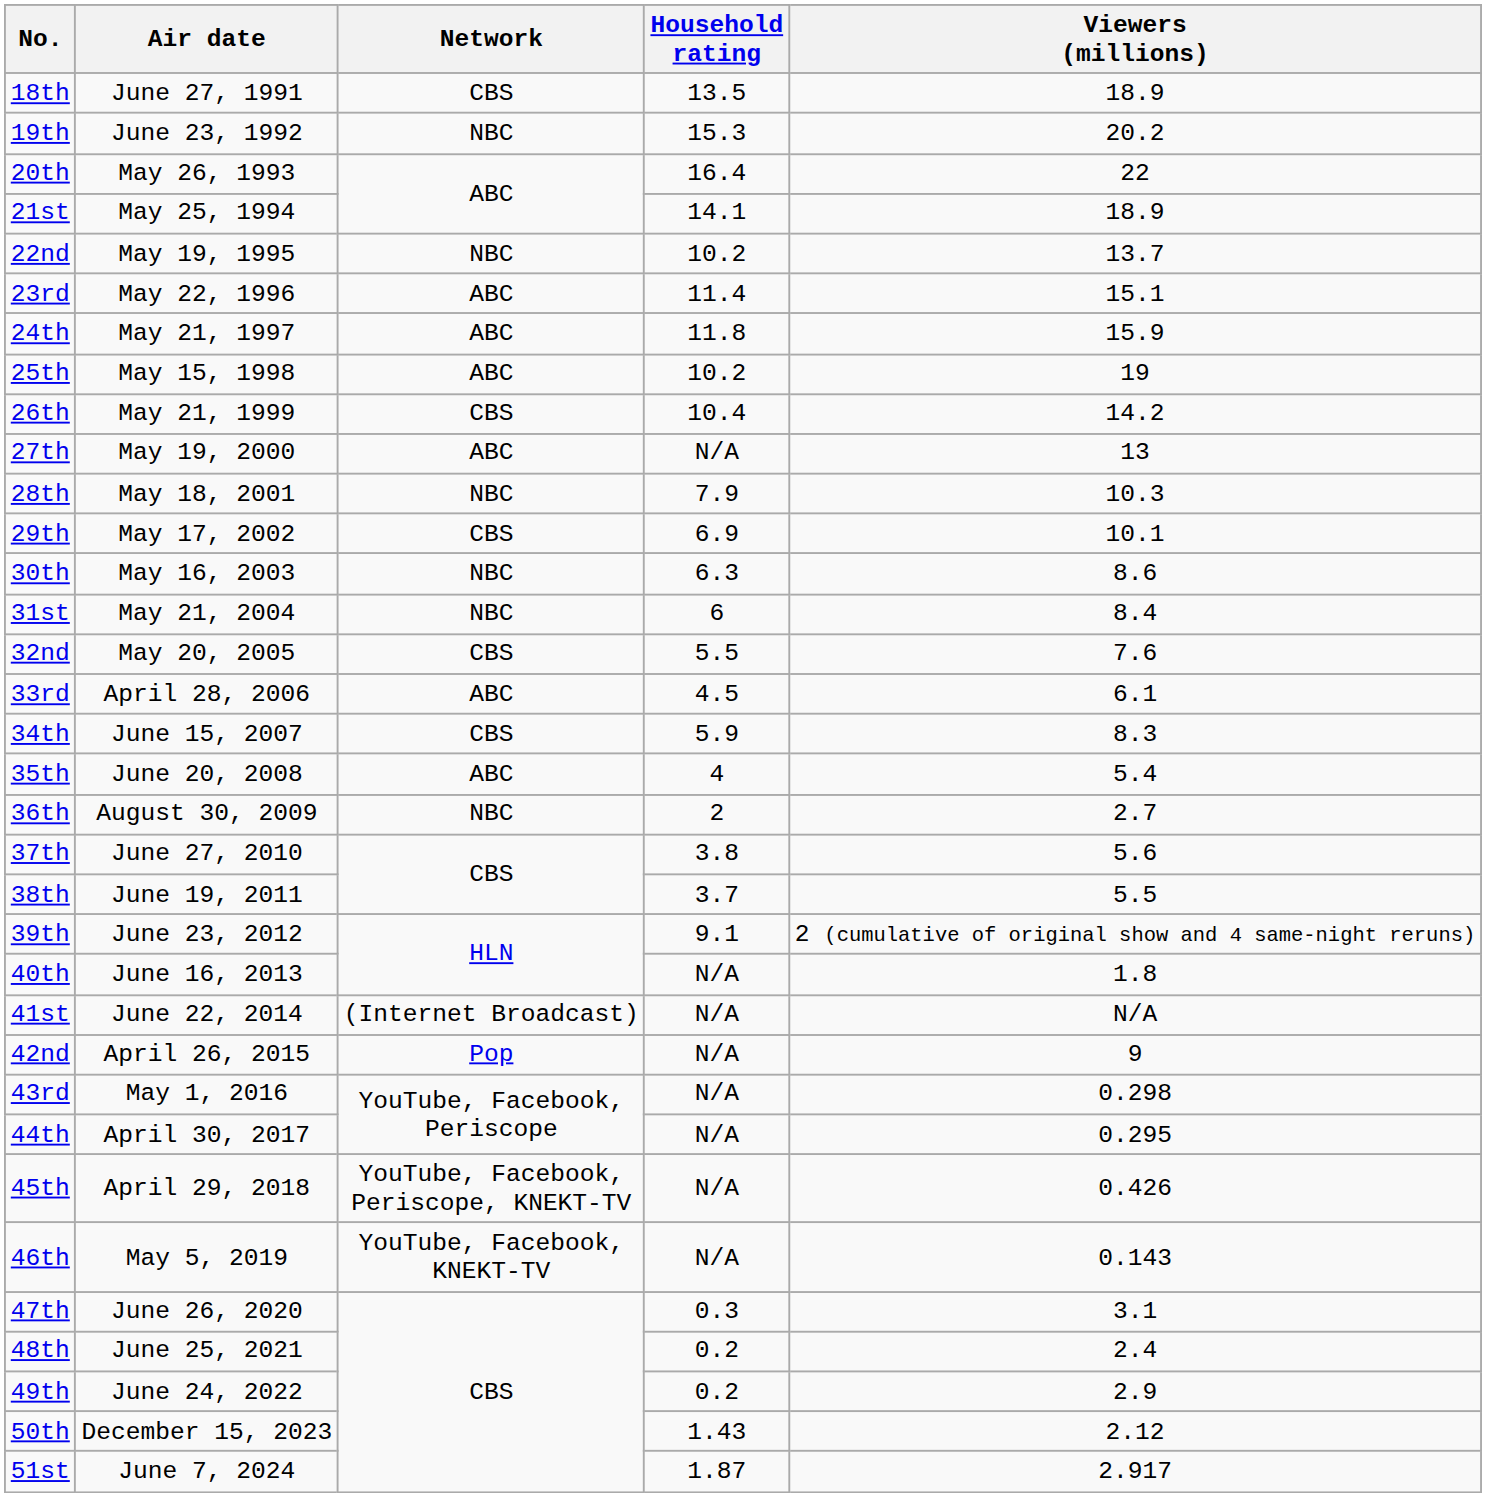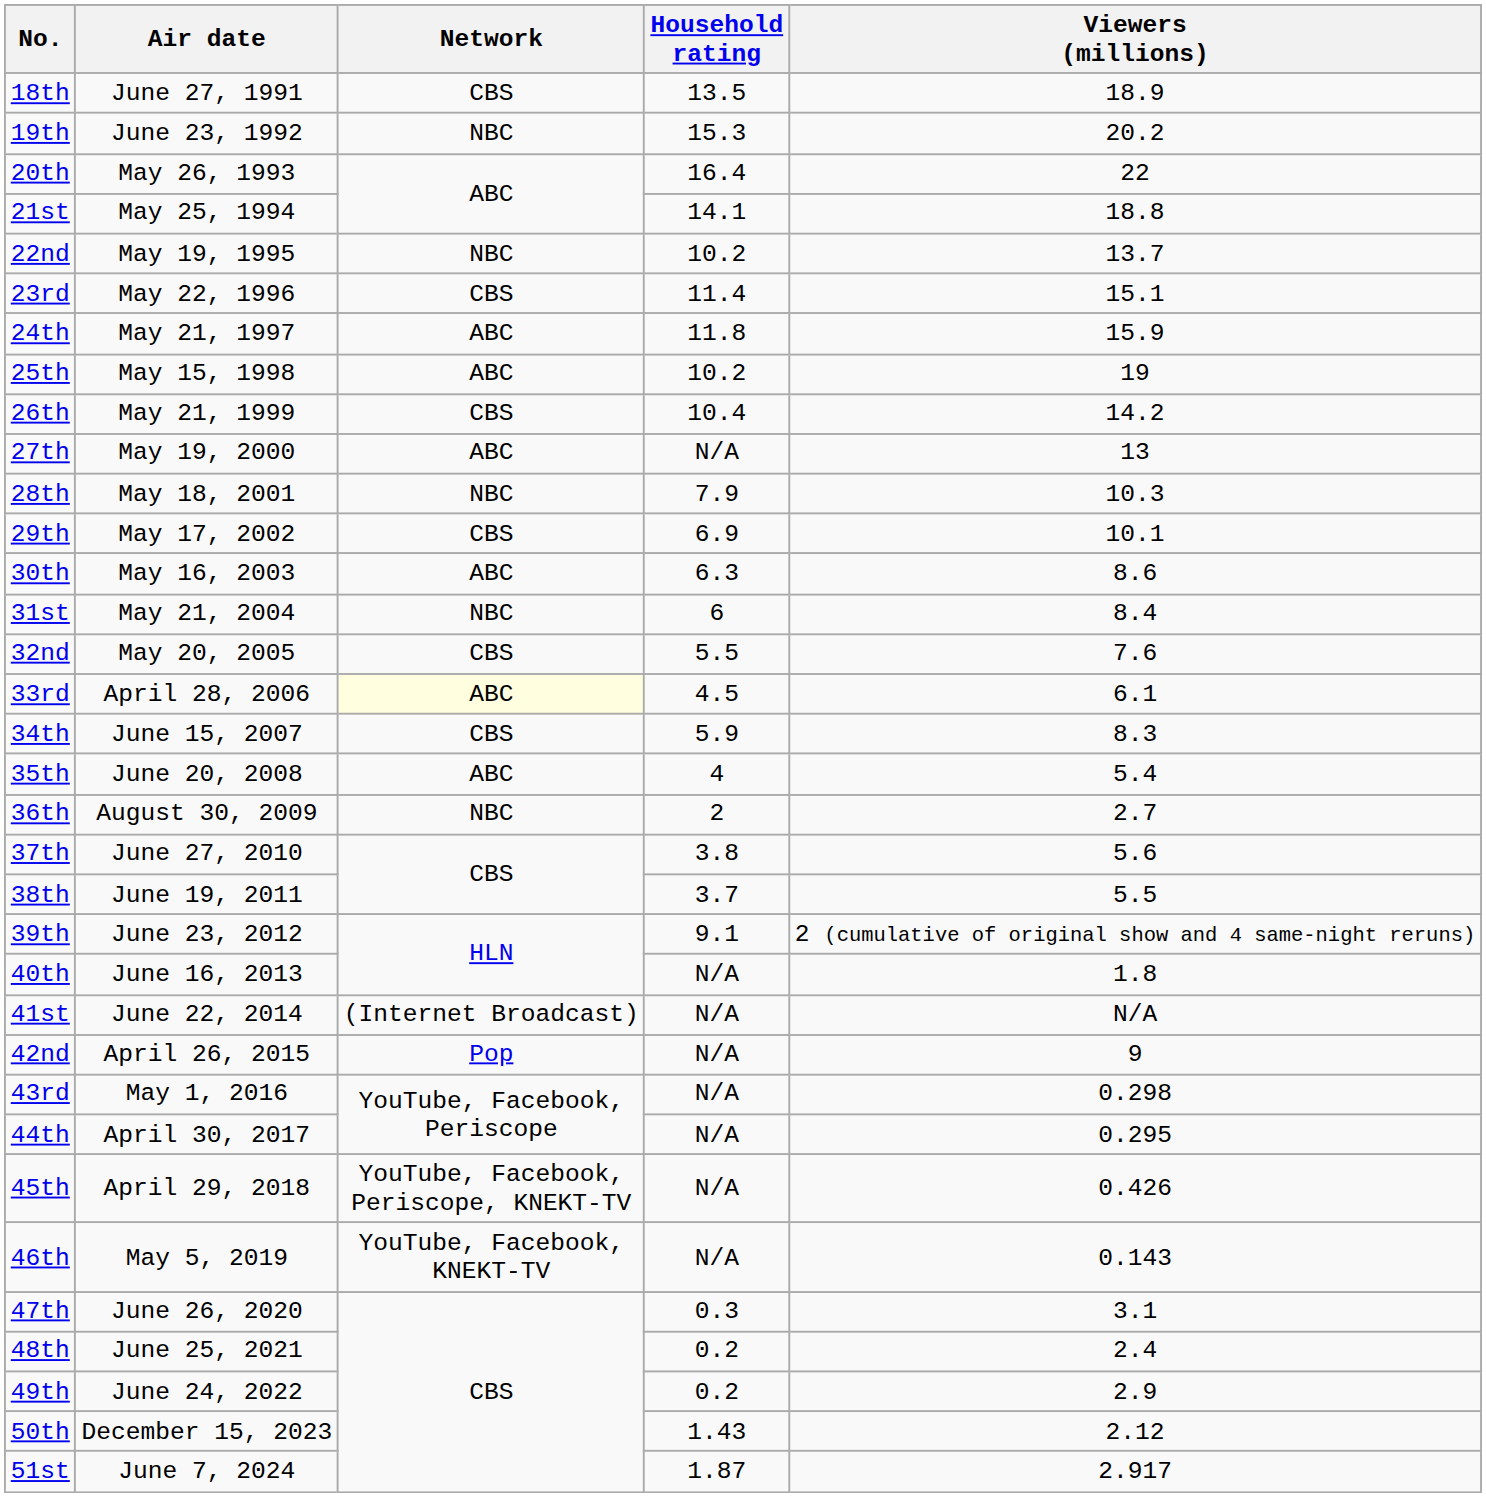(1135, 213) 18.9 -> (1135, 213) 18.8
(491, 294) ABC -> (491, 294) CBS
(491, 574) NBC -> (491, 574) ABC
(491, 694) no background -> (491, 694) lightyellow background
